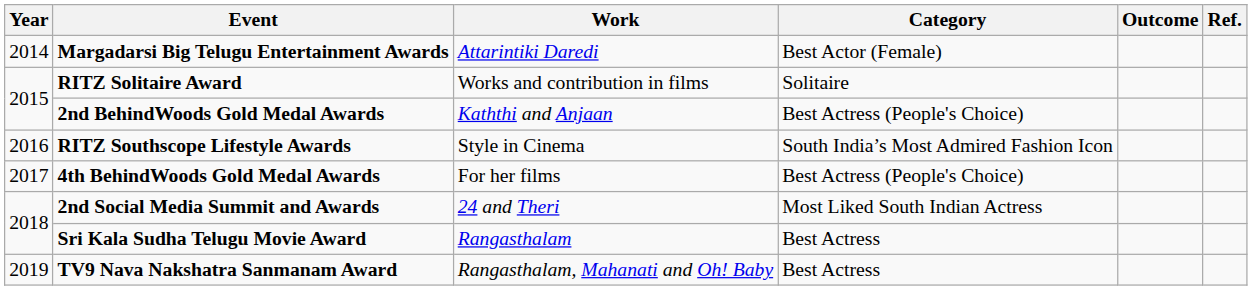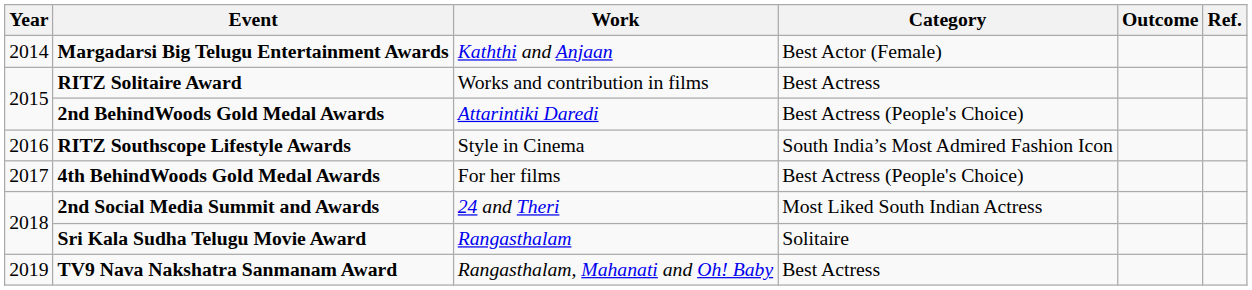(528, 51) Attarintiki Daredi -> (535, 51) Kaththi and Anjaan
(816, 82) Solitaire -> (831, 82) Best Actress
(535, 113) Kaththi and Anjaan -> (528, 113) Attarintiki Daredi
(831, 238) Best Actress -> (816, 238) Solitaire
